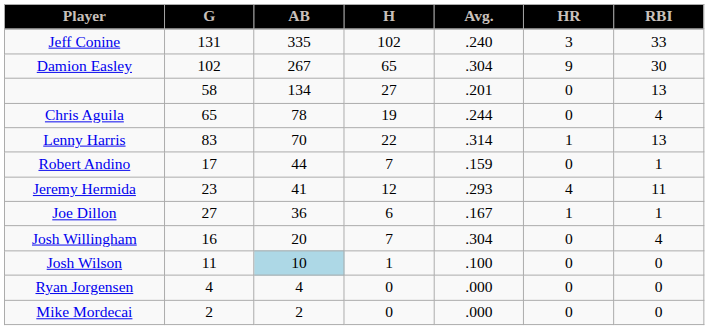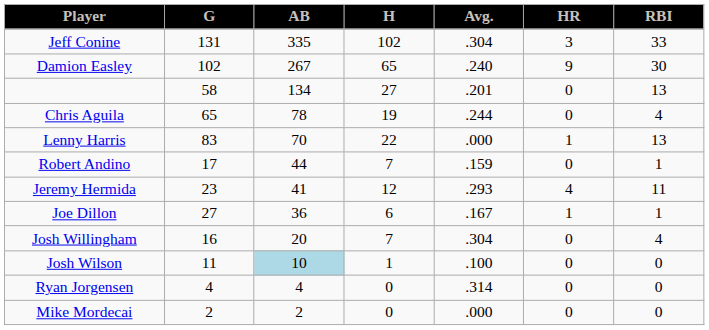(479, 41) .240 -> (479, 41) .304
(479, 66) .304 -> (479, 66) .240
(479, 139) .314 -> (479, 139) .000
(479, 287) .000 -> (479, 287) .314
